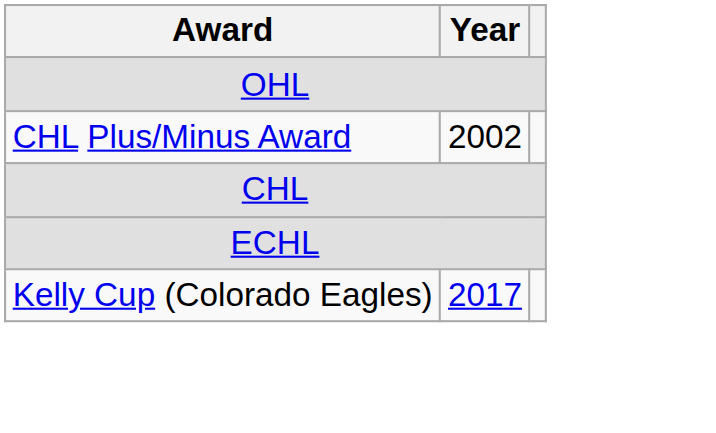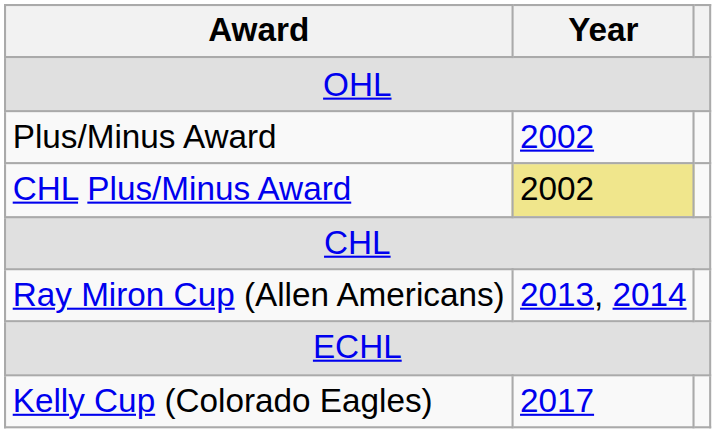+ row: (145, 136)
(485, 136) no background -> (557, 189) khaki background
+ row: (259, 294)
